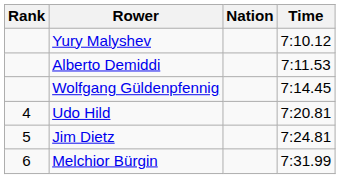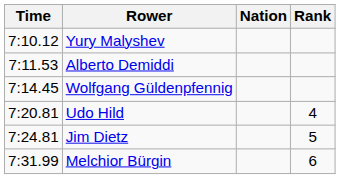columns swapped: (27, 16) <-> (306, 16)
